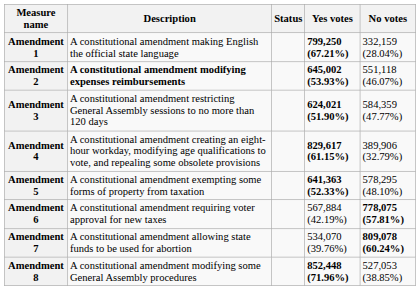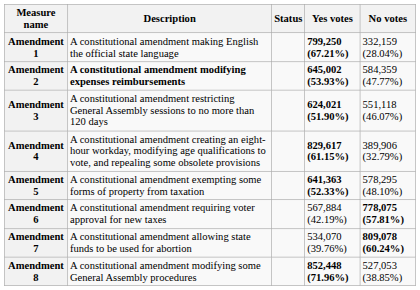(382, 76) 551,118 (46.07%) -> (382, 76) 584,359 (47.77%)
(382, 110) 584,359 (47.77%) -> (382, 110) 551,118 (46.07%)
